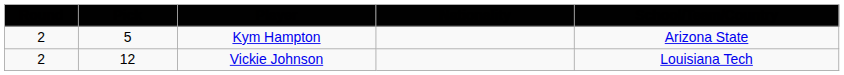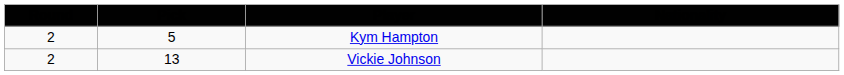- column: (707, 15)
(128, 59) 12 -> (172, 59) 13
